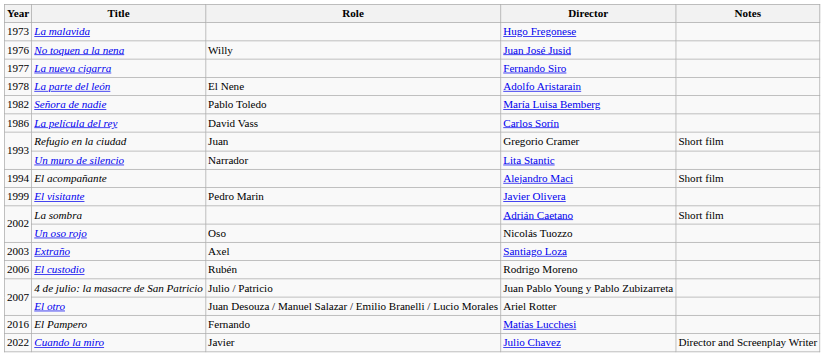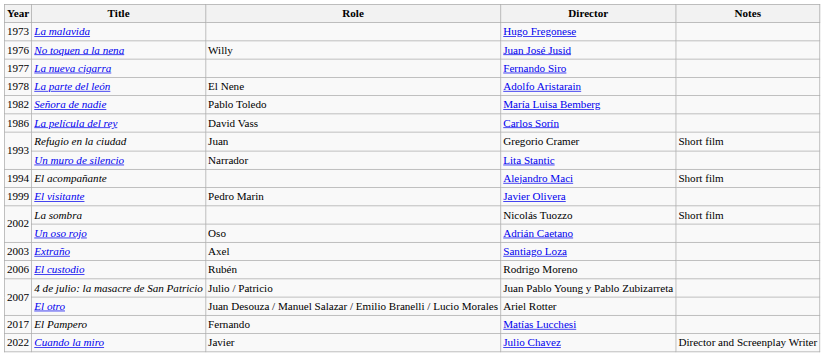(538, 215) Adrián Caetano -> (538, 215) Nicolás Tuozzo
(538, 233) Nicolás Tuozzo -> (538, 233) Adrián Caetano
(18, 324) 2016 -> (18, 324) 2017
